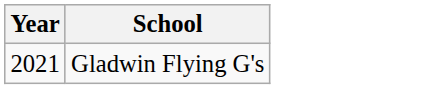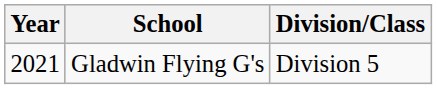+ column: (350, 24)
